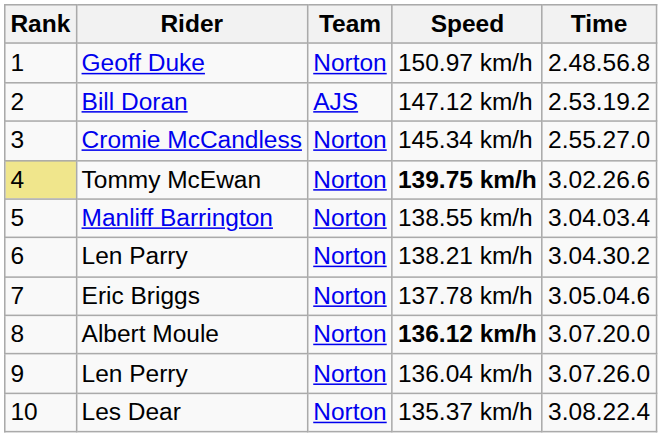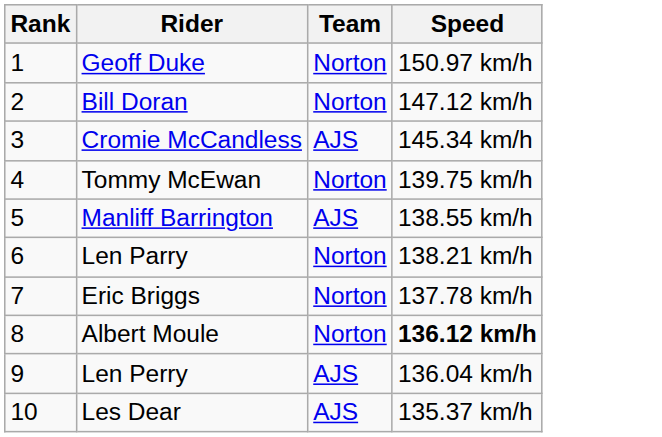- column: (599, 23)
(336, 101) AJS -> (350, 101) Norton
(350, 140) Norton -> (336, 140) AJS
(17, 179) khaki background -> (17, 179) no background
(467, 179) bold -> (465, 179) normal
(350, 218) Norton -> (336, 218) AJS
(350, 373) Norton -> (336, 373) AJS
(350, 412) Norton -> (336, 412) AJS
